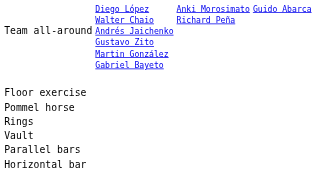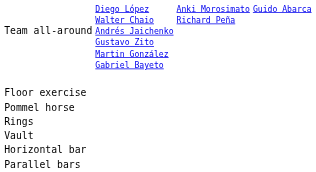rows swapped: (42, 150) <-> (45, 164)
